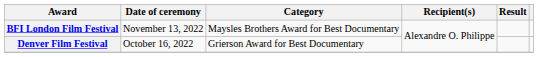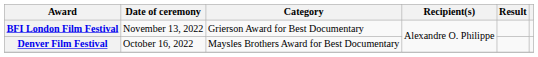(304, 28) Maysles Brothers Award for Best Documentary -> (286, 28) Grierson Award for Best Documentary
(286, 44) Grierson Award for Best Documentary -> (304, 44) Maysles Brothers Award for Best Documentary
